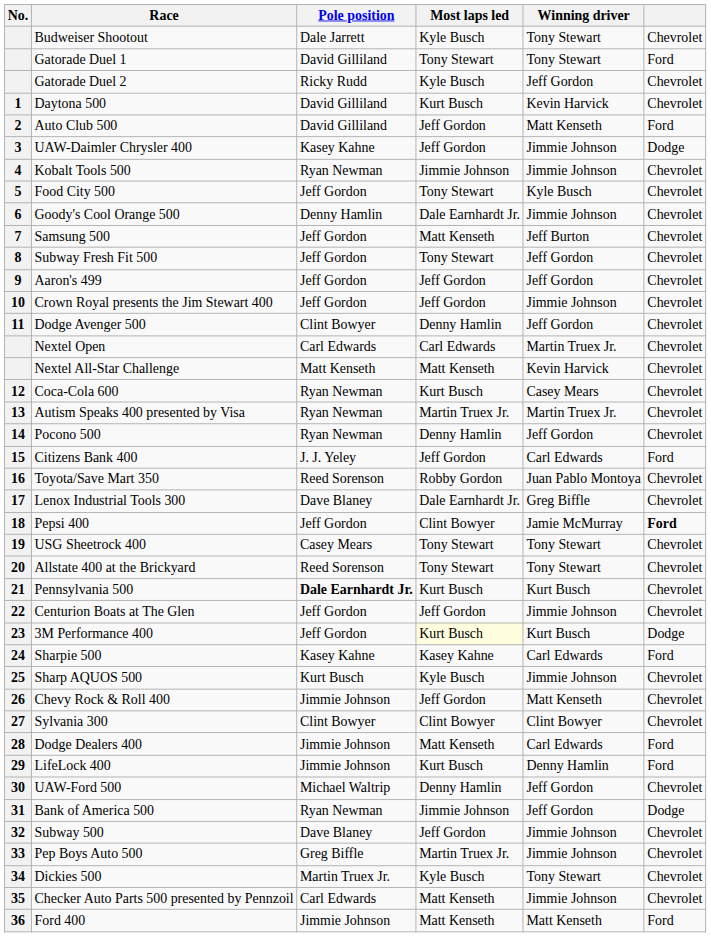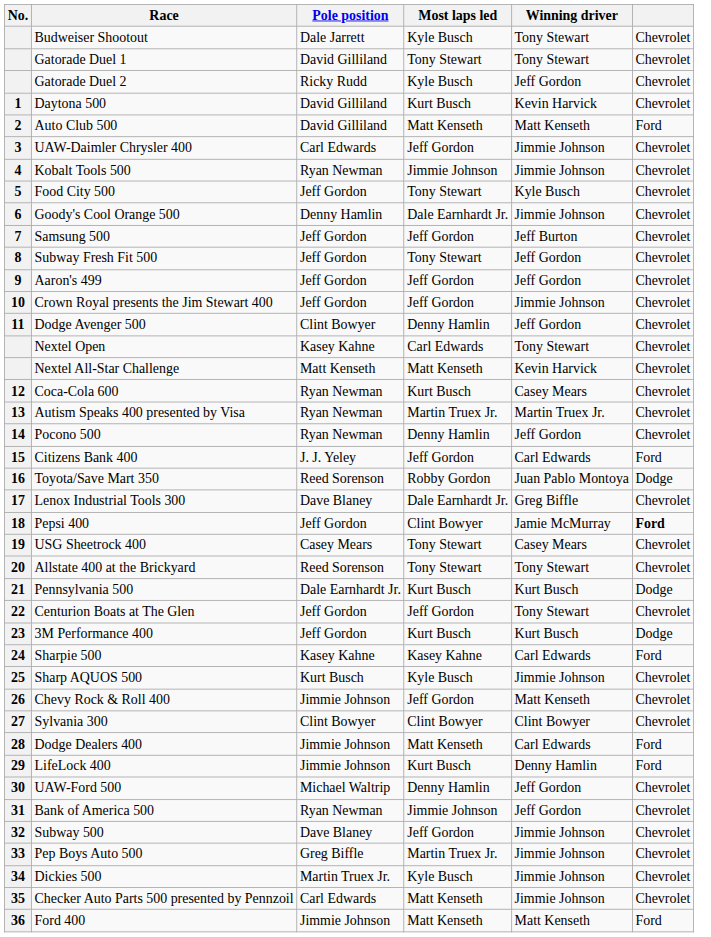(661, 59) Ford -> (663, 59) Chevrolet
(453, 125) Jeff Gordon -> (445, 125) Matt Kenseth
(337, 147) Kasey Kahne -> (338, 147) Carl Edwards
(666, 147) Dodge -> (663, 147) Chevrolet
(457, 236) Matt Kenseth -> (441, 236) Jeff Gordon
(338, 346) Carl Edwards -> (337, 346) Kasey Kahne
(572, 346) Martin Truex Jr. -> (552, 346) Tony Stewart
(675, 479) Chevrolet -> (654, 479) Dodge
(564, 545) Tony Stewart -> (551, 545) Casey Mears
(356, 589) bold -> (350, 589) normal
(675, 589) Chevrolet -> (654, 589) Dodge
(572, 611) Jimmie Johnson -> (552, 611) Tony Stewart
(451, 633) lightyellow background -> (439, 633) no background
(666, 810) Dodge -> (663, 810) Chevrolet
(564, 876) Tony Stewart -> (560, 876) Jimmie Johnson
